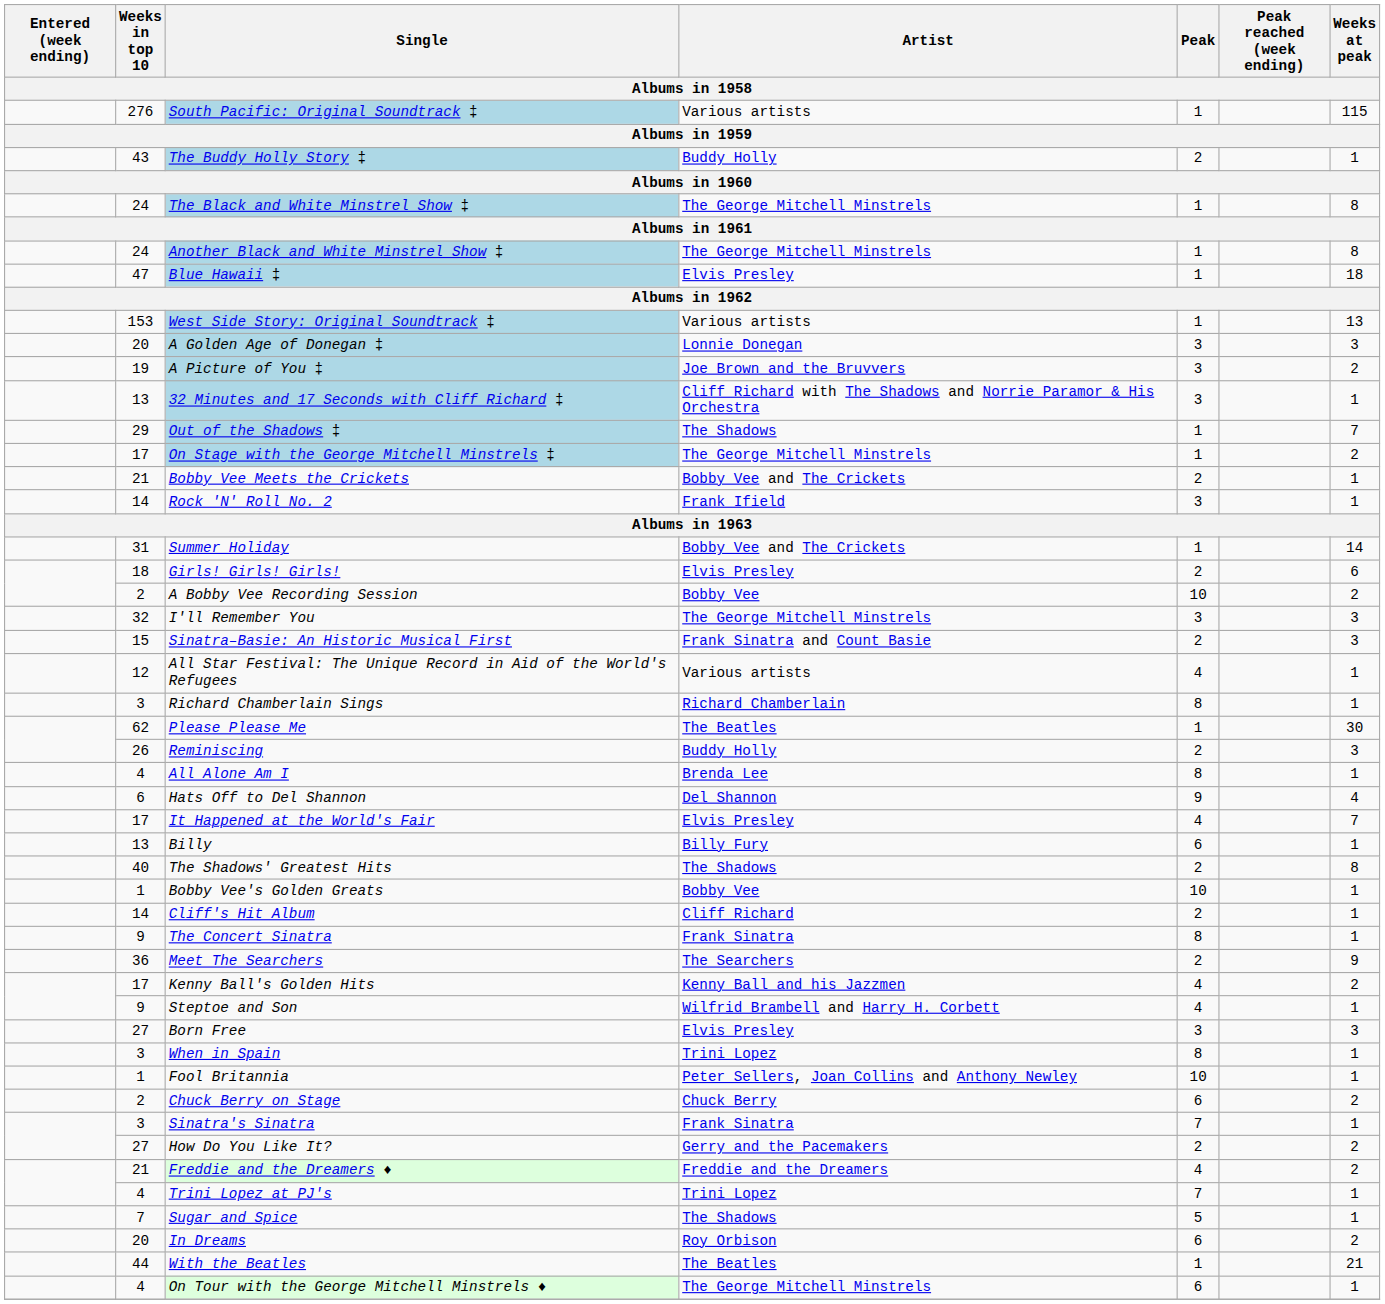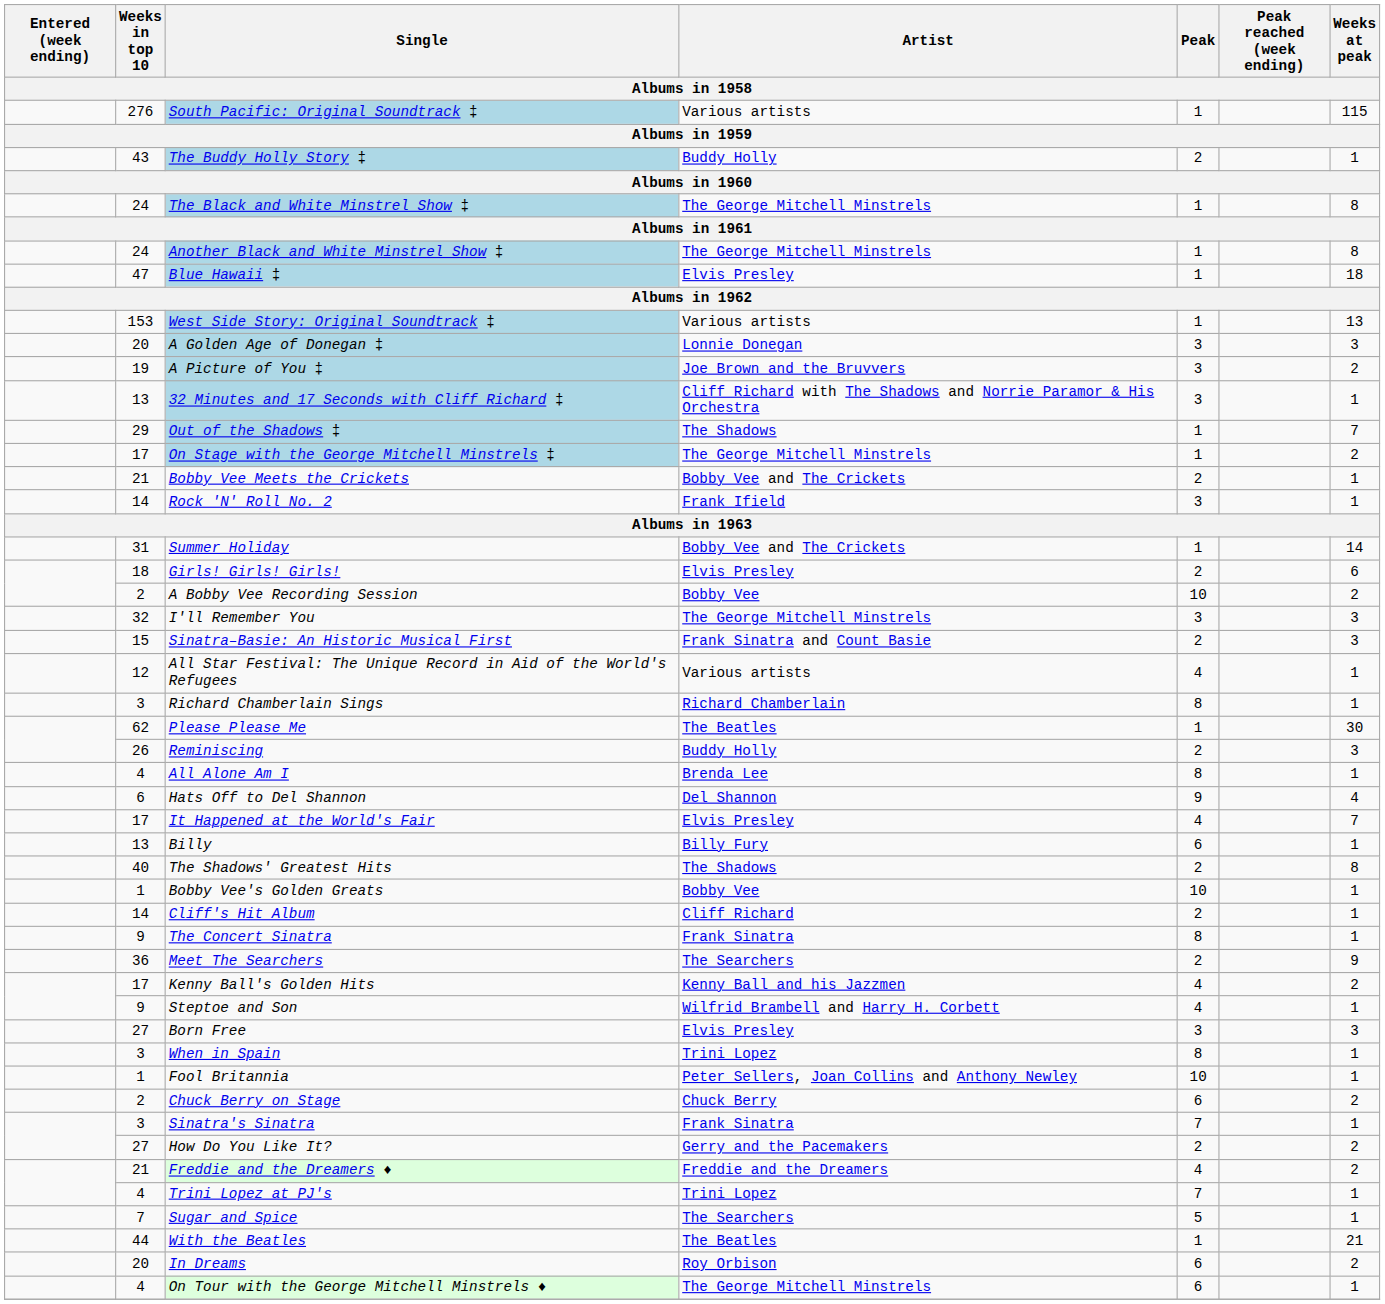(729, 1217) The Shadows -> (738, 1217) The Searchers
rows swapped: (237, 1264) <-> (207, 1241)
